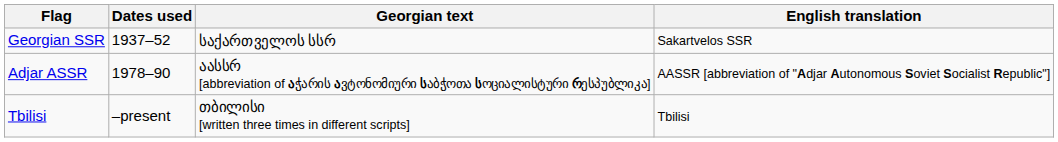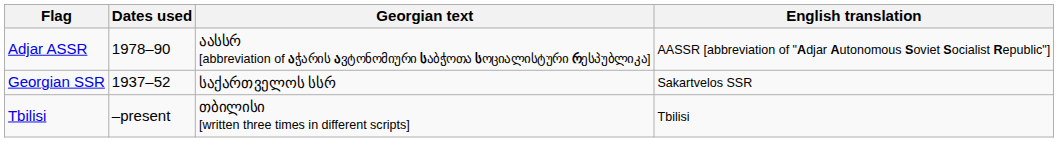rows swapped: (48, 74) <-> (56, 40)
